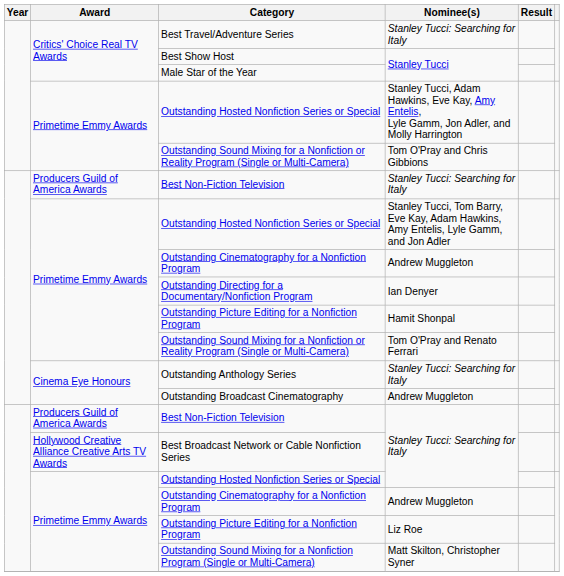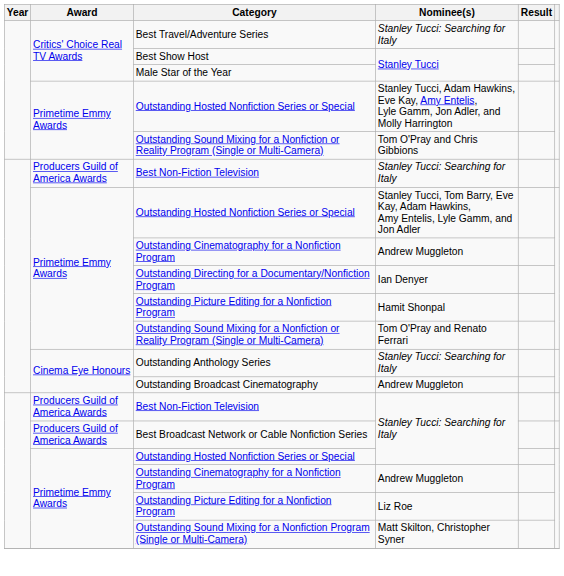(90, 452) Hollywood Creative Alliance Creative Arts TV Awards -> (75, 434) Producers Guild of America Awards
